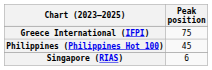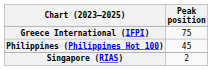(187, 59) 6 -> (187, 59) 2
